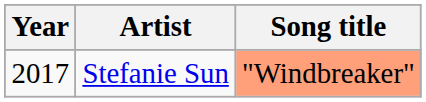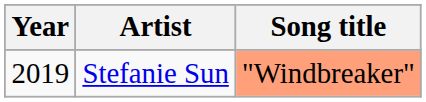(40, 73) 2017 -> (40, 73) 2019
